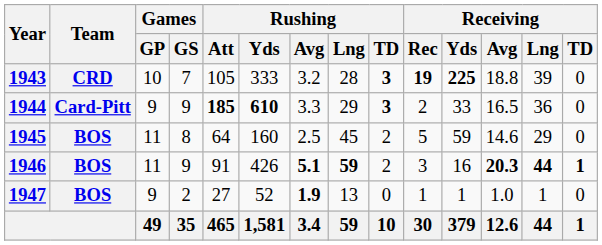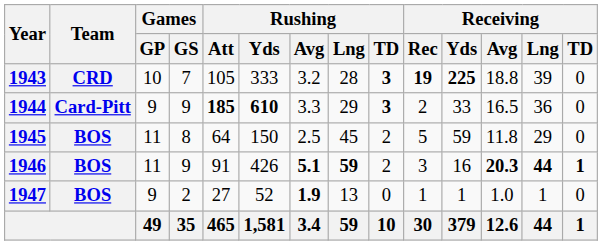(264, 136) 160 -> (264, 136) 150
(502, 136) 14.6 -> (502, 136) 11.8
